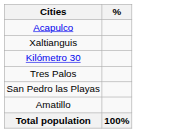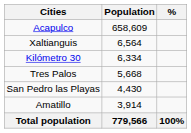+ column: (130, 12)
